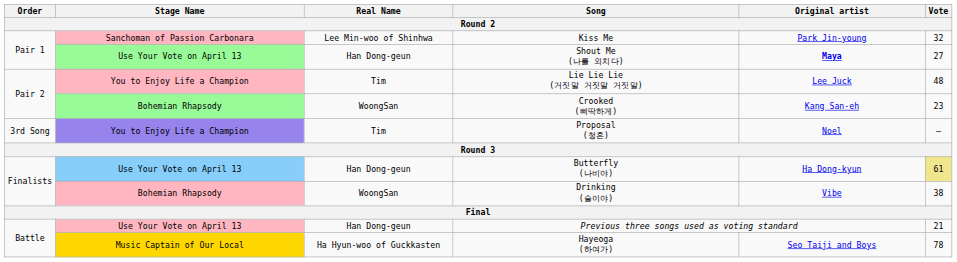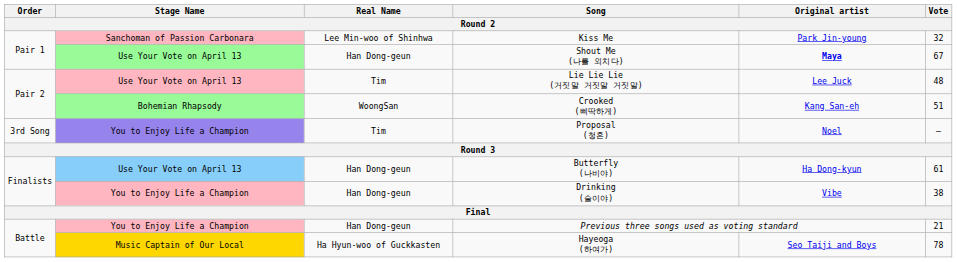(938, 57) 27 -> (938, 57) 67
(180, 81) You to Enjoy Life a Champion -> (180, 81) Use Your Vote on April 13
(938, 106) 23 -> (938, 106) 51
(938, 169) khaki background -> (938, 169) no background
(180, 193) Bohemian Rhapsody -> (180, 193) You to Enjoy Life a Champion
(379, 193) WoongSan -> (379, 193) Han Dong-geun
(180, 226) Use Your Vote on April 13 -> (180, 226) You to Enjoy Life a Champion
